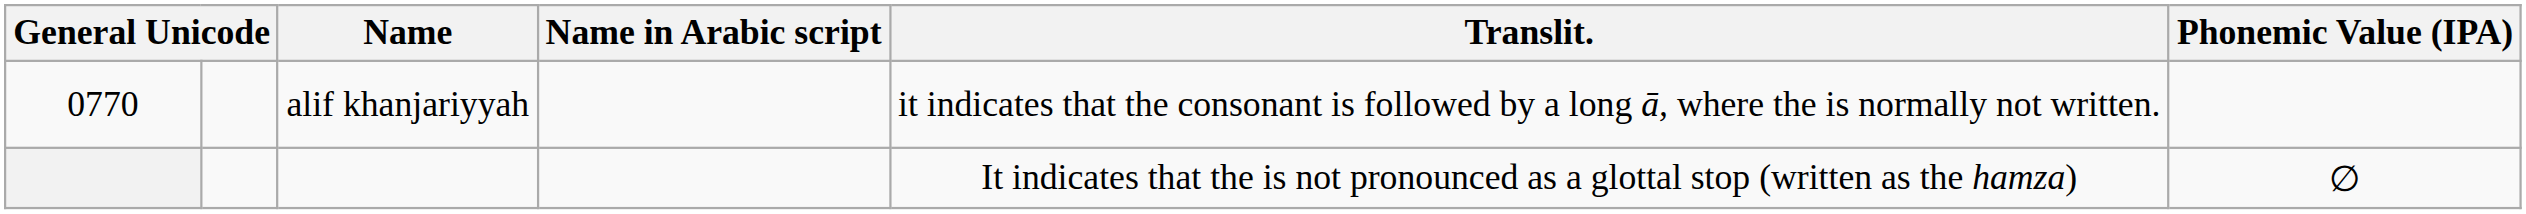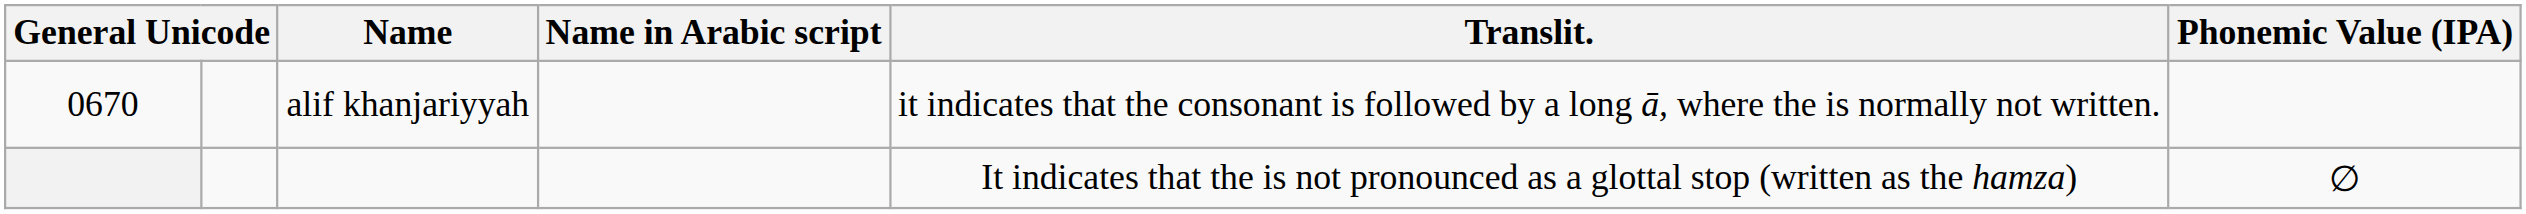(103, 104) 0770 -> (103, 104) 0670
